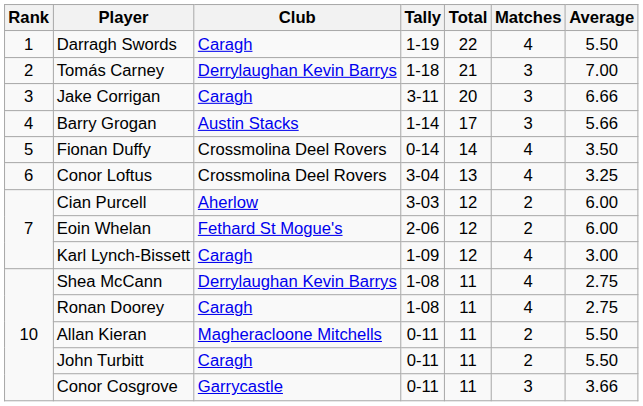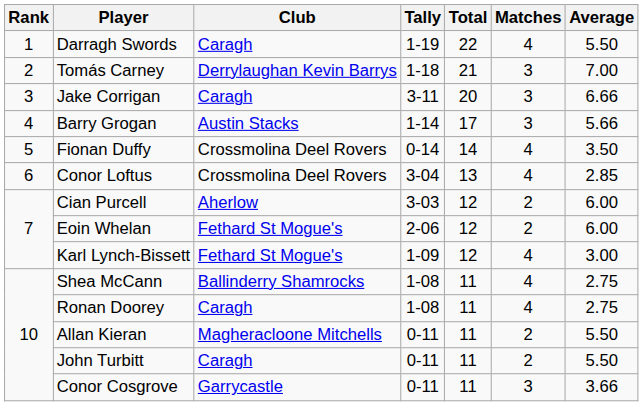(602, 176) 3.25 -> (602, 176) 2.85
(225, 255) Caragh -> (270, 255) Fethard St Mogue's
(297, 281) Derrylaughan Kevin Barrys -> (281, 281) Ballinderry Shamrocks
